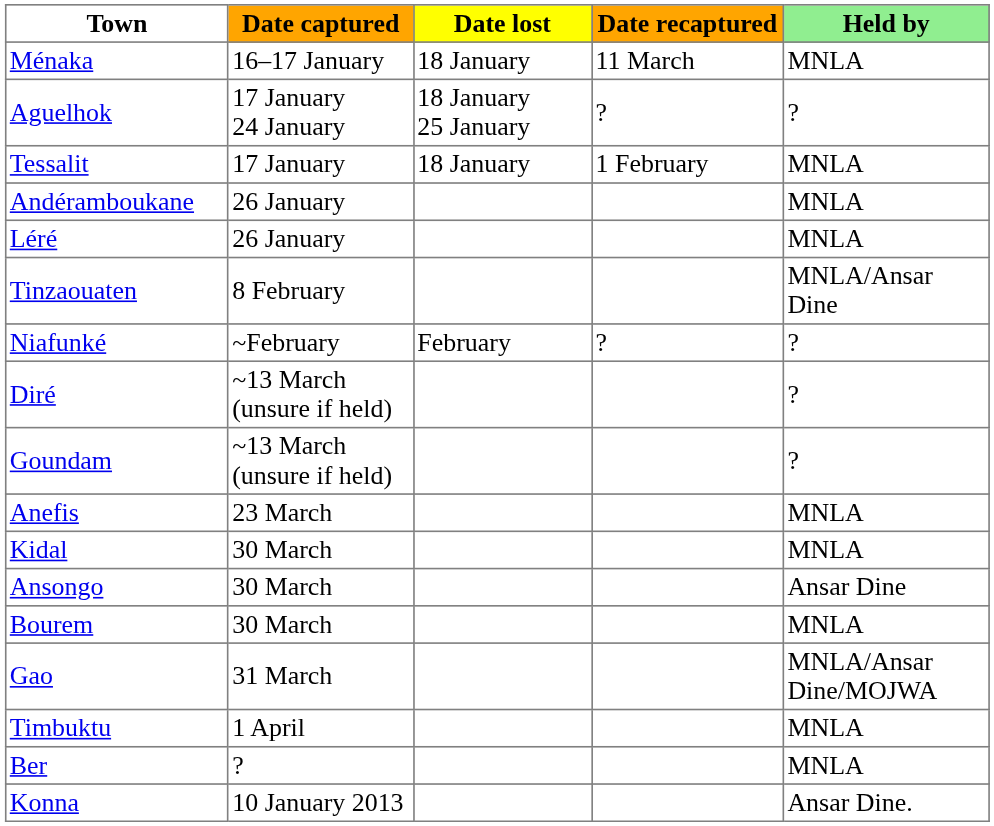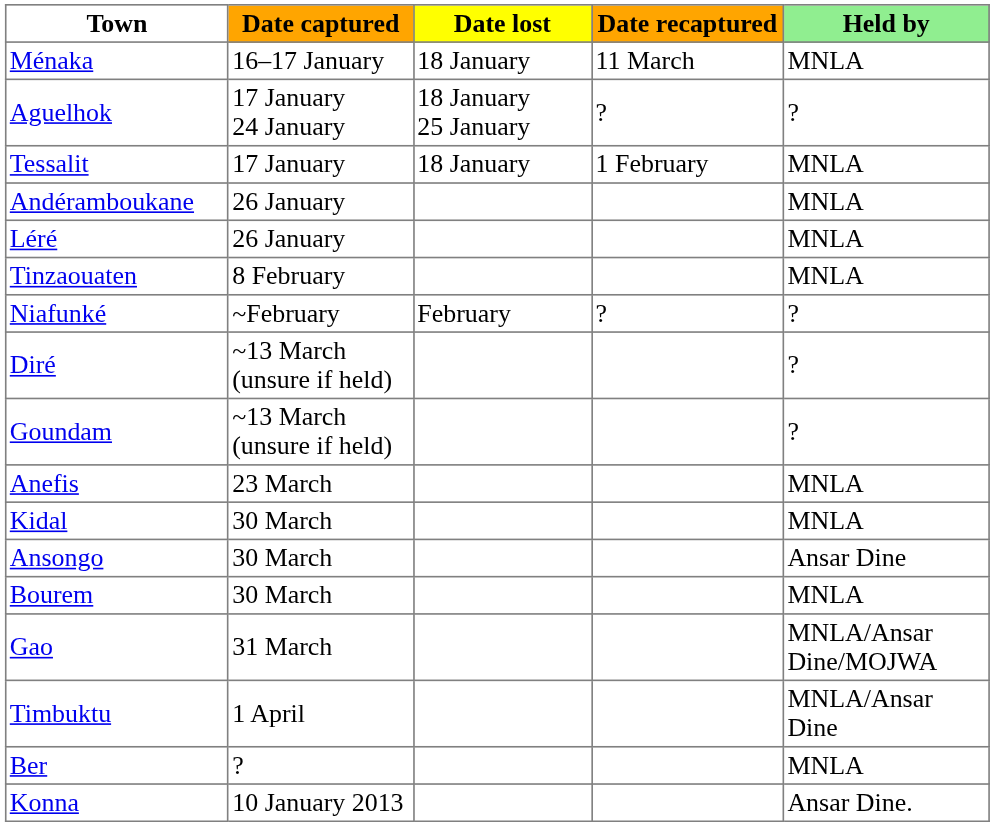(860, 290) MNLA/Ansar Dine -> (826, 275) MNLA
(826, 727) MNLA -> (860, 713) MNLA/Ansar Dine
